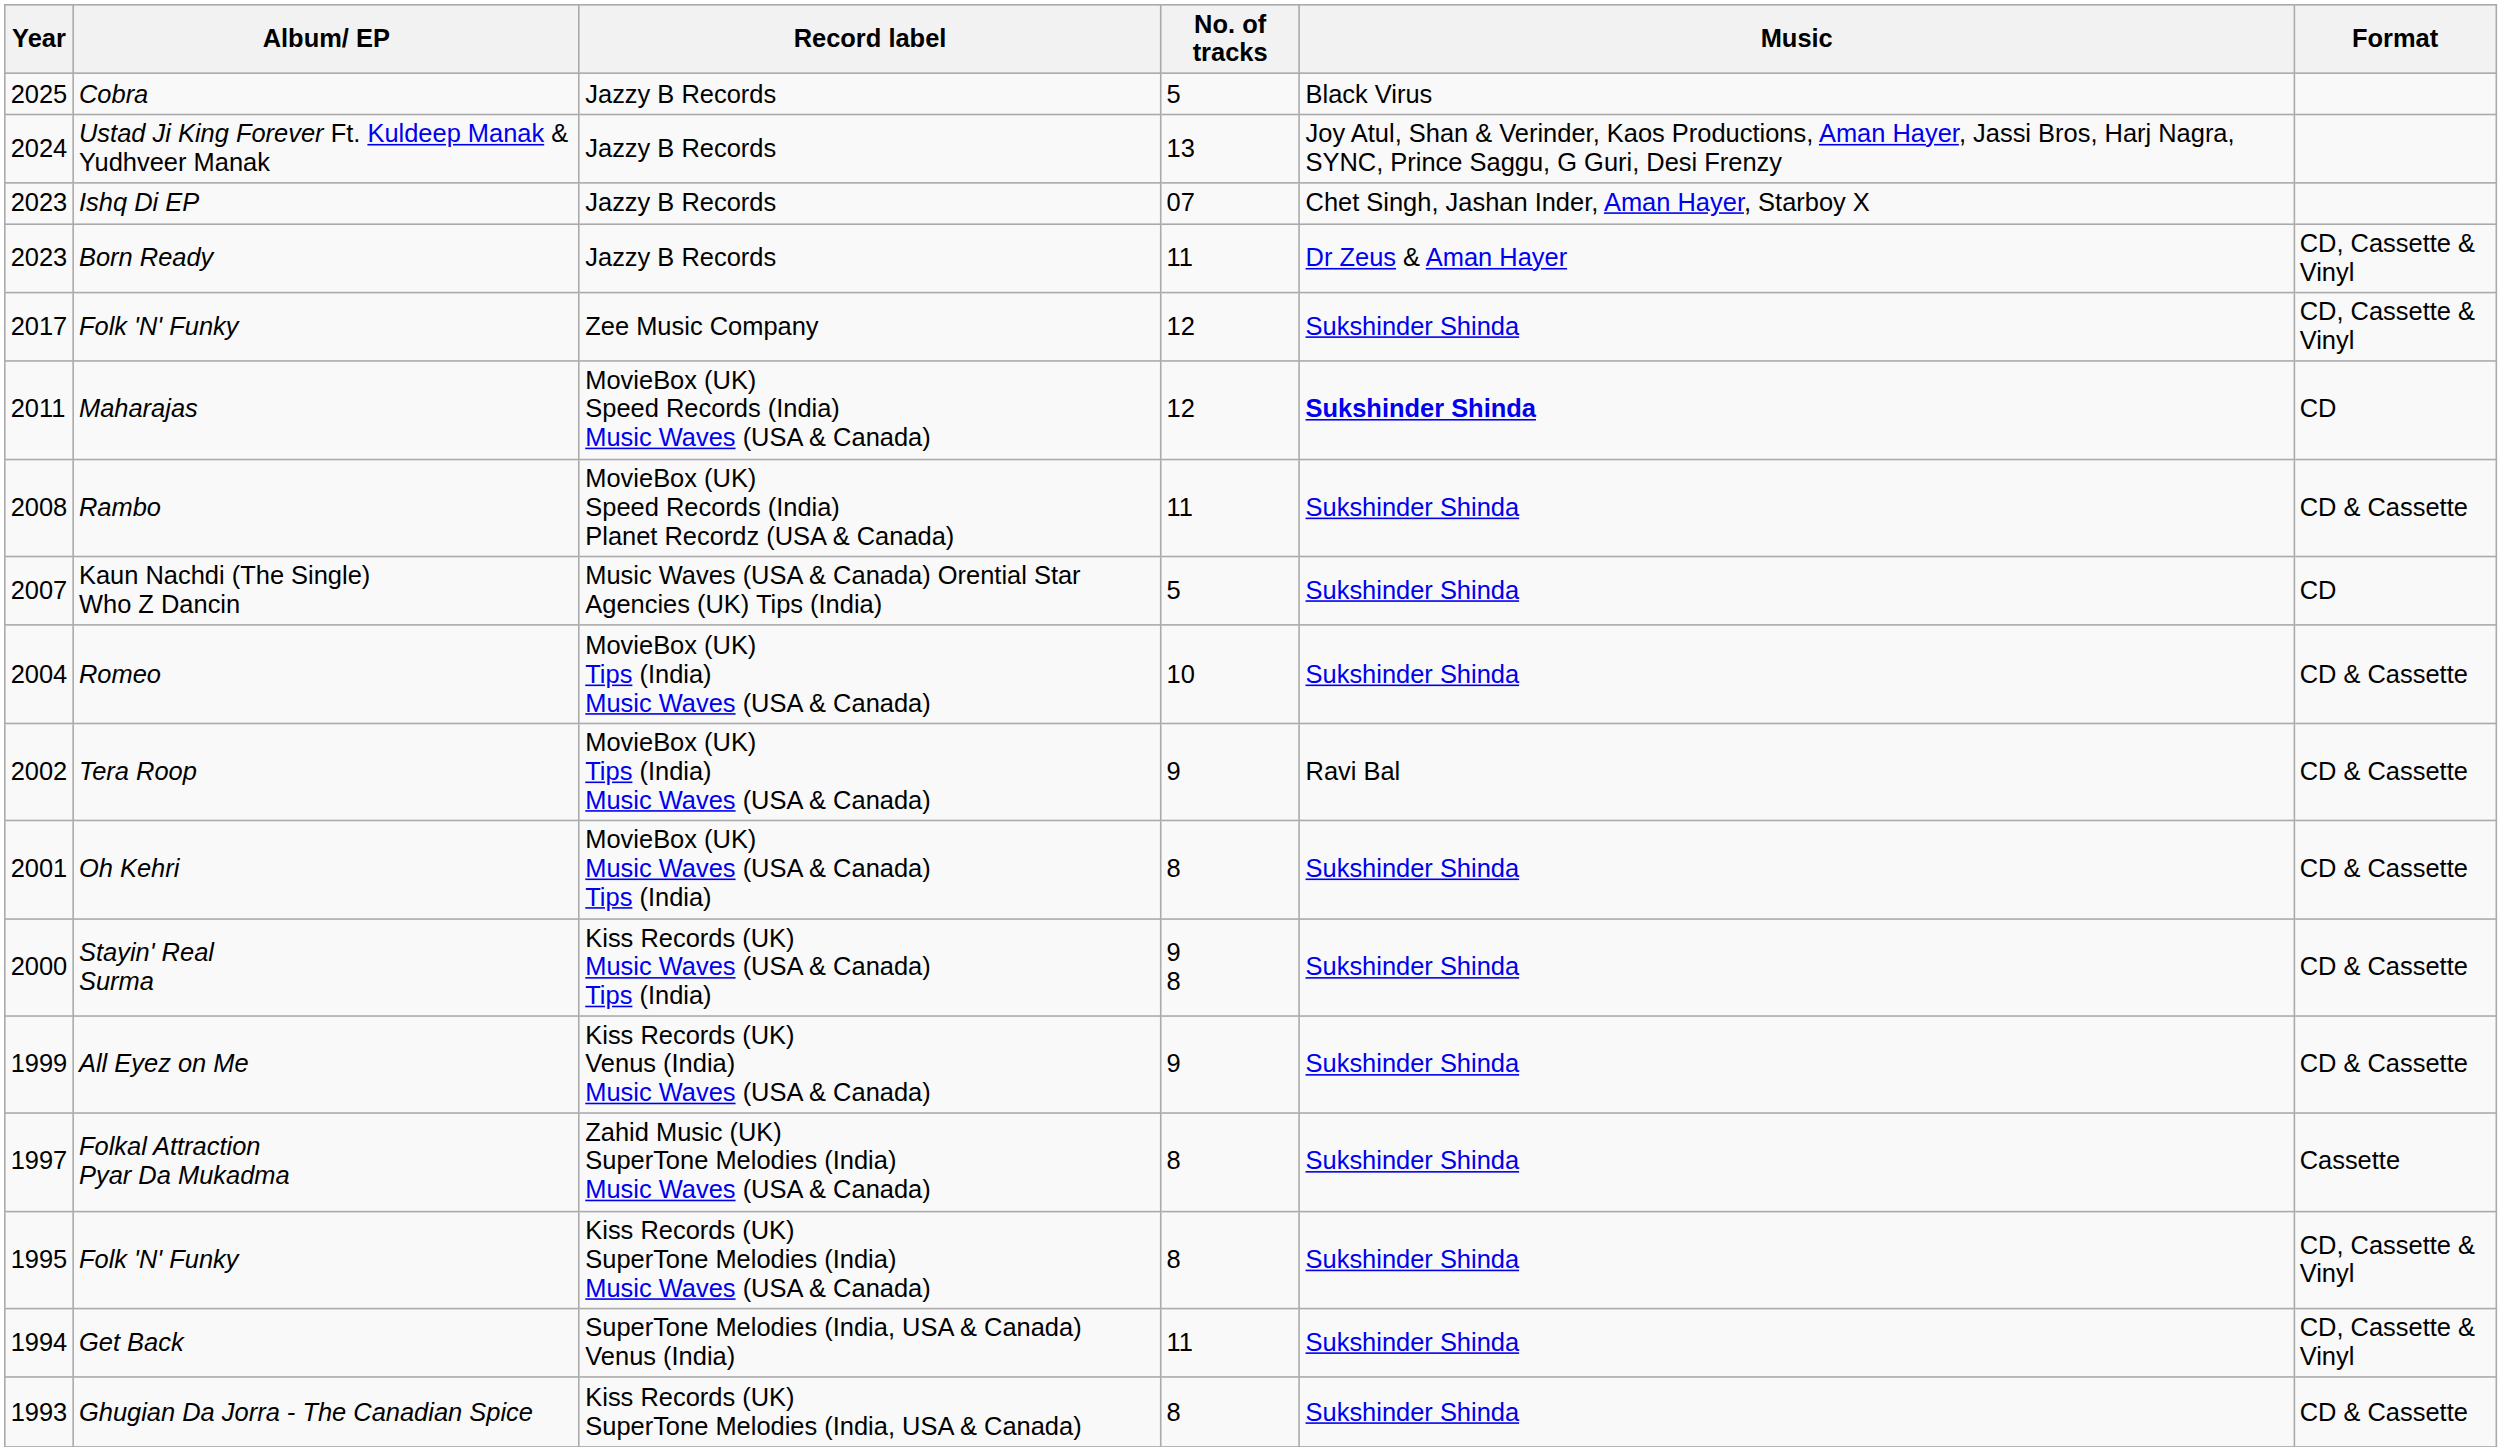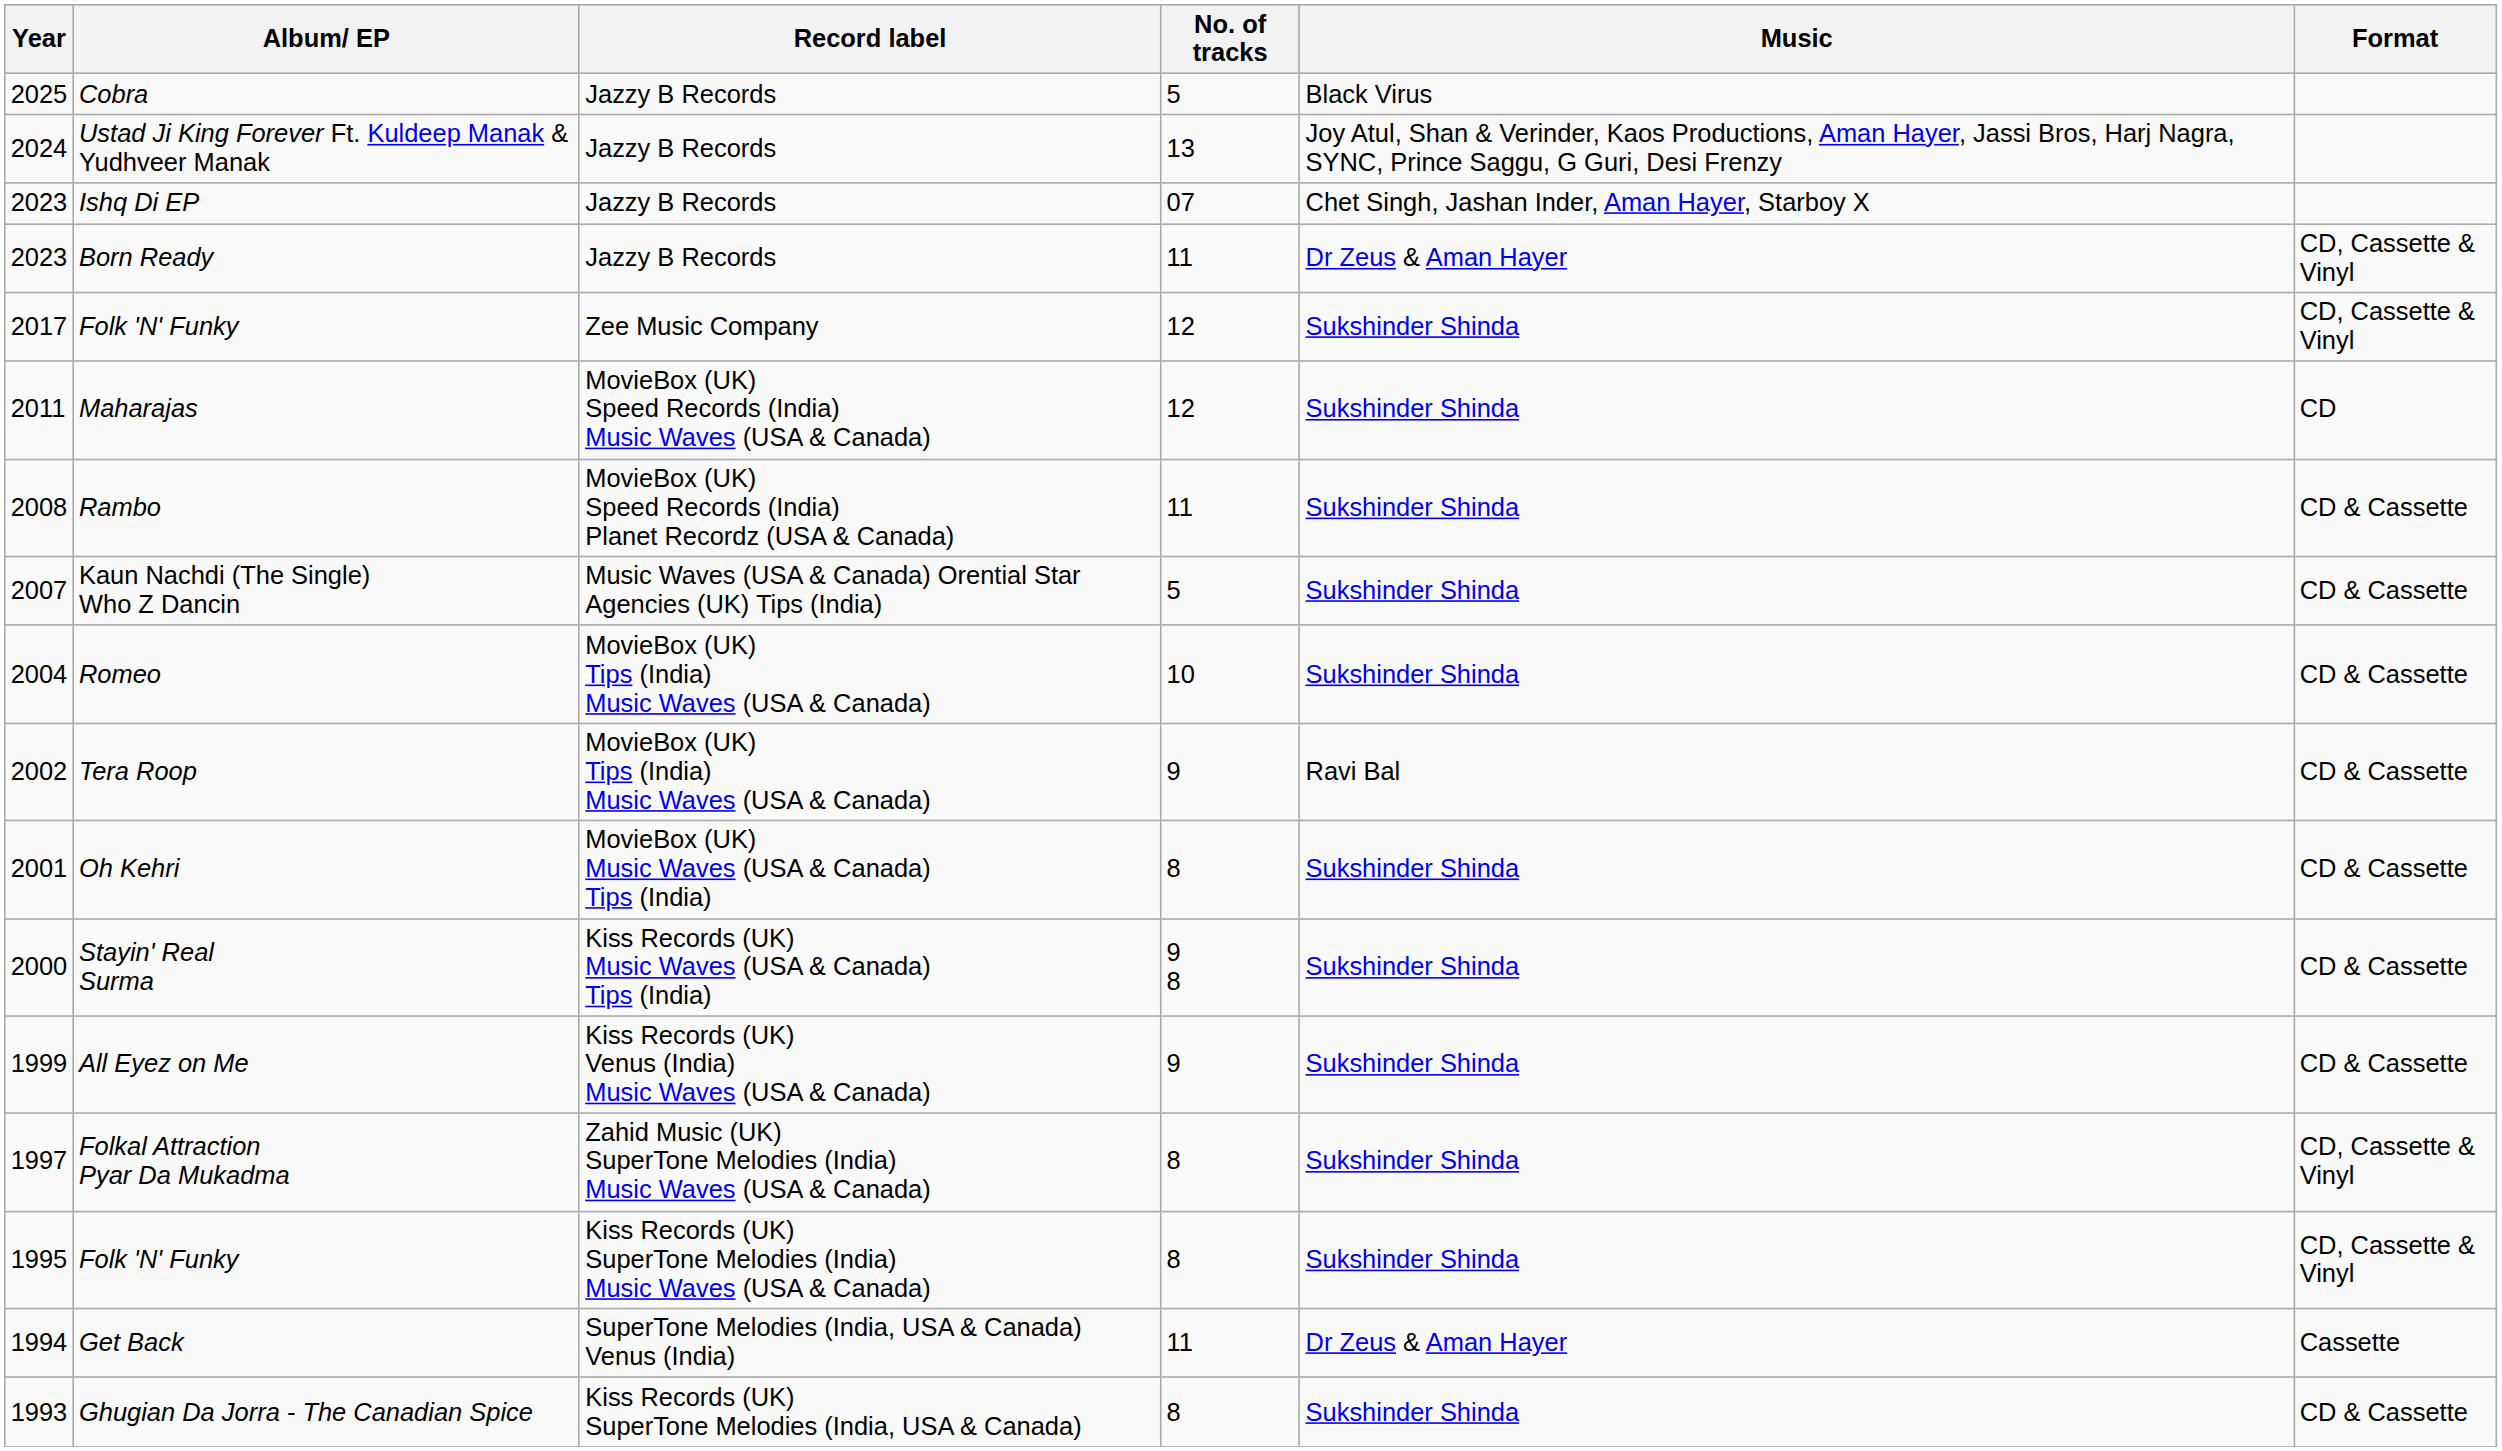(1421, 409) bold -> (1412, 409) normal
(2318, 590) CD -> (2384, 590) CD & Cassette
(2350, 1161) Cassette -> (2387, 1161) CD, Cassette & Vinyl
(1412, 1342) Sukshinder Shinda -> (1436, 1342) Dr Zeus & Aman Hayer
(2387, 1342) CD, Cassette & Vinyl -> (2350, 1342) Cassette
